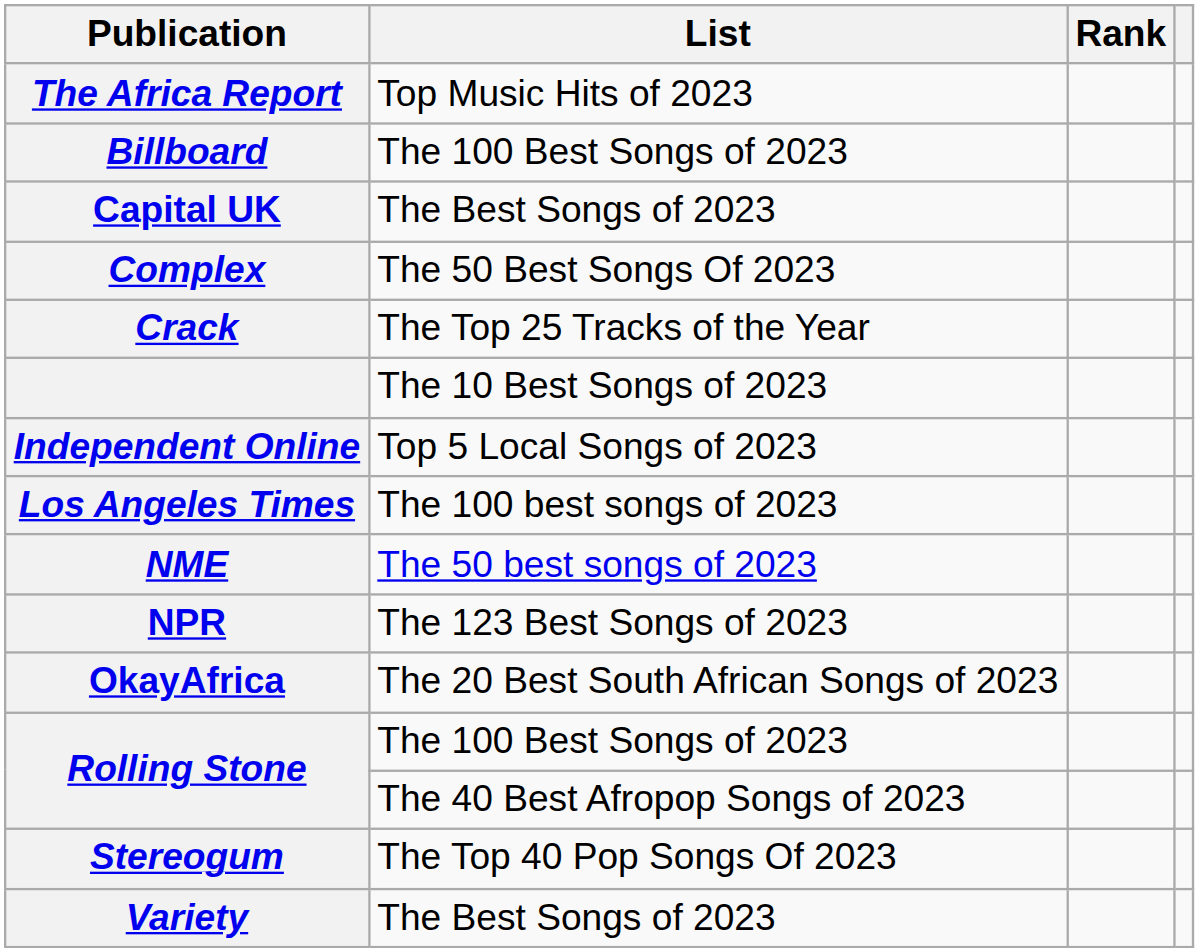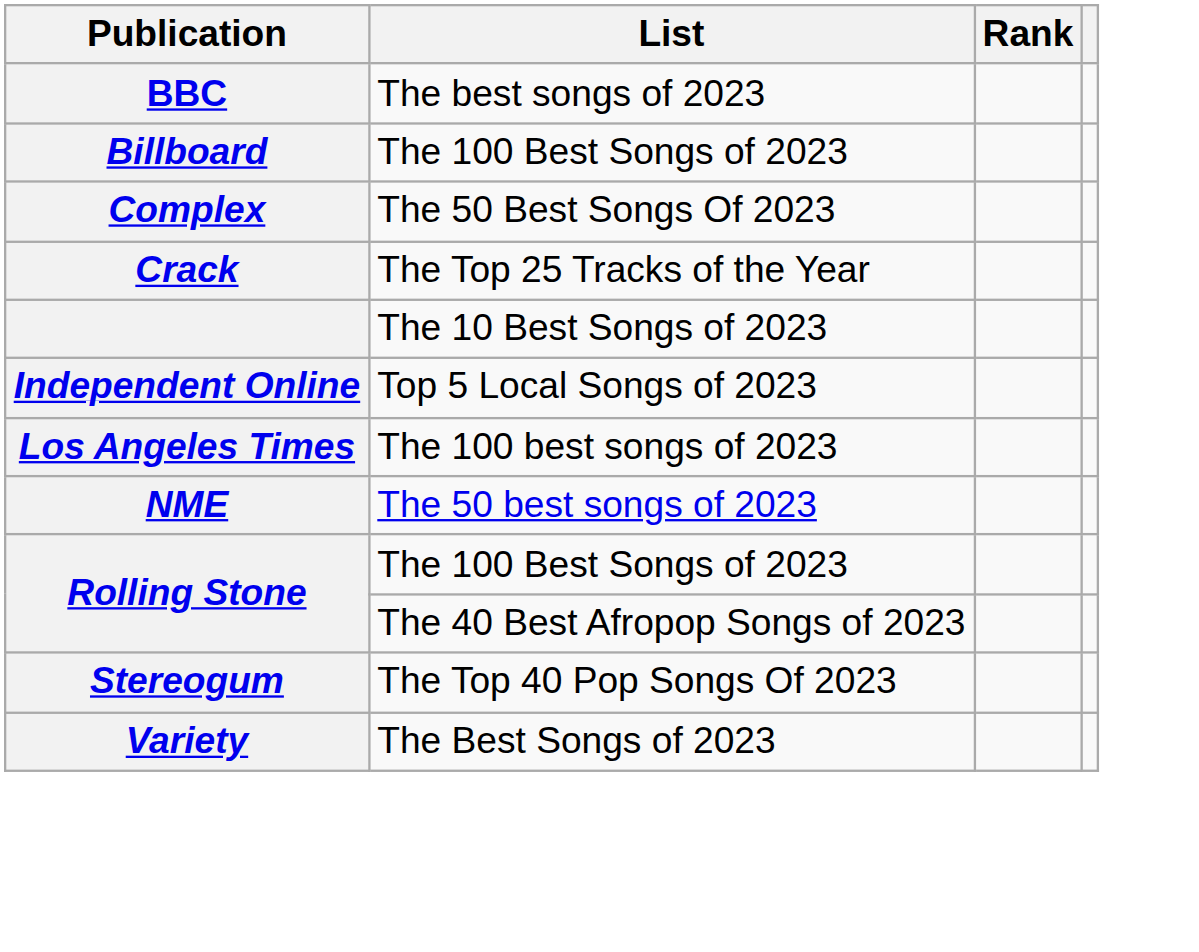- row: (187, 92)
+ row: (187, 92)
- row: (187, 210)
- row: (187, 622)
- row: (187, 681)
